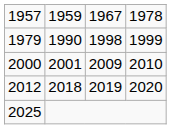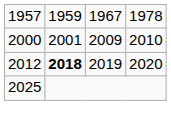- row: (25, 40)
(65, 87) normal -> (65, 64) bold
